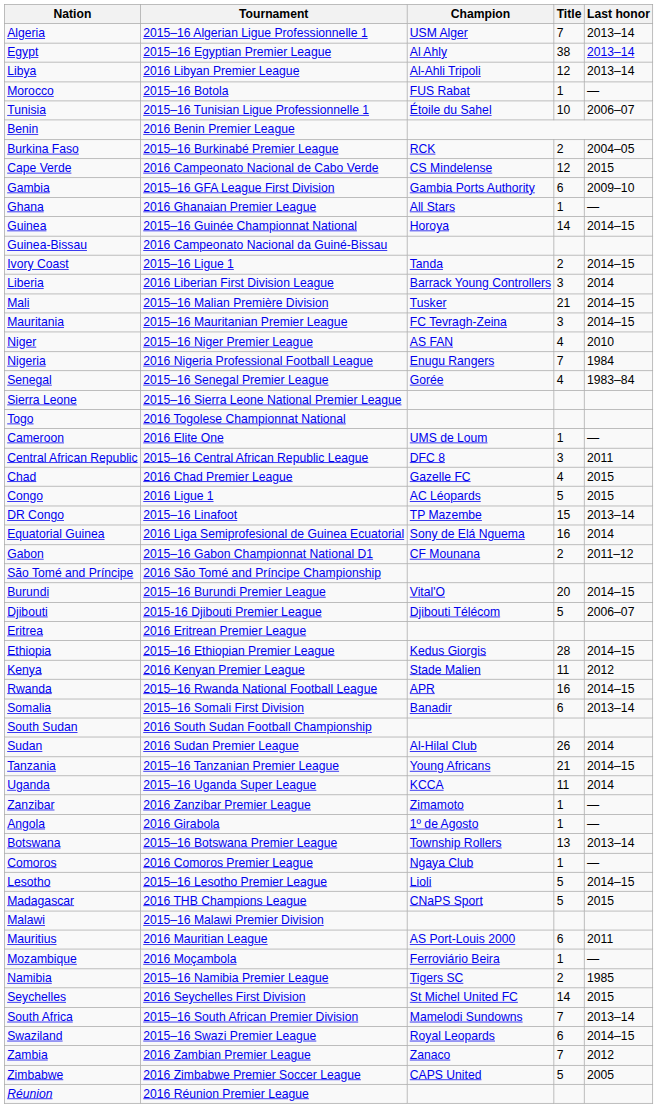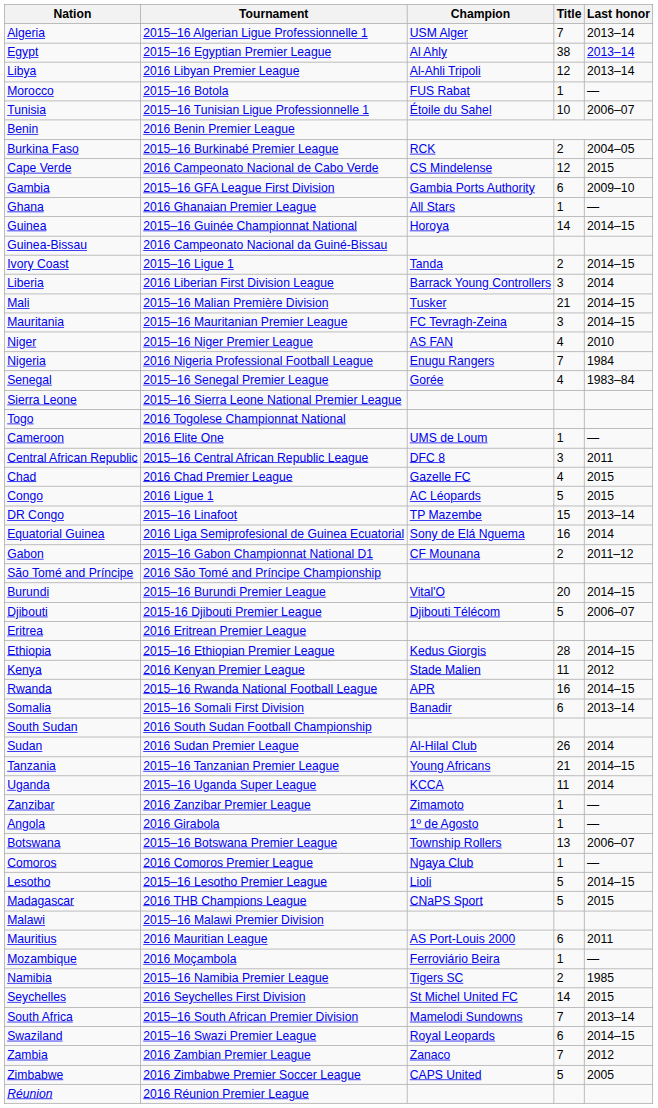(611, 843) 2013–14 -> (611, 843) 2006–07
